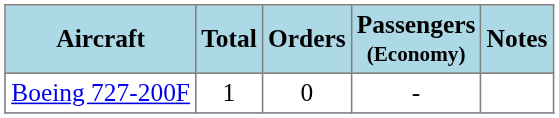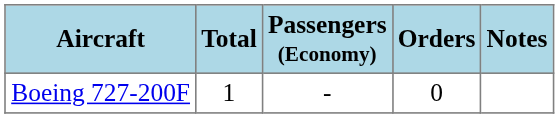columns swapped: (307, 38) <-> (416, 38)
